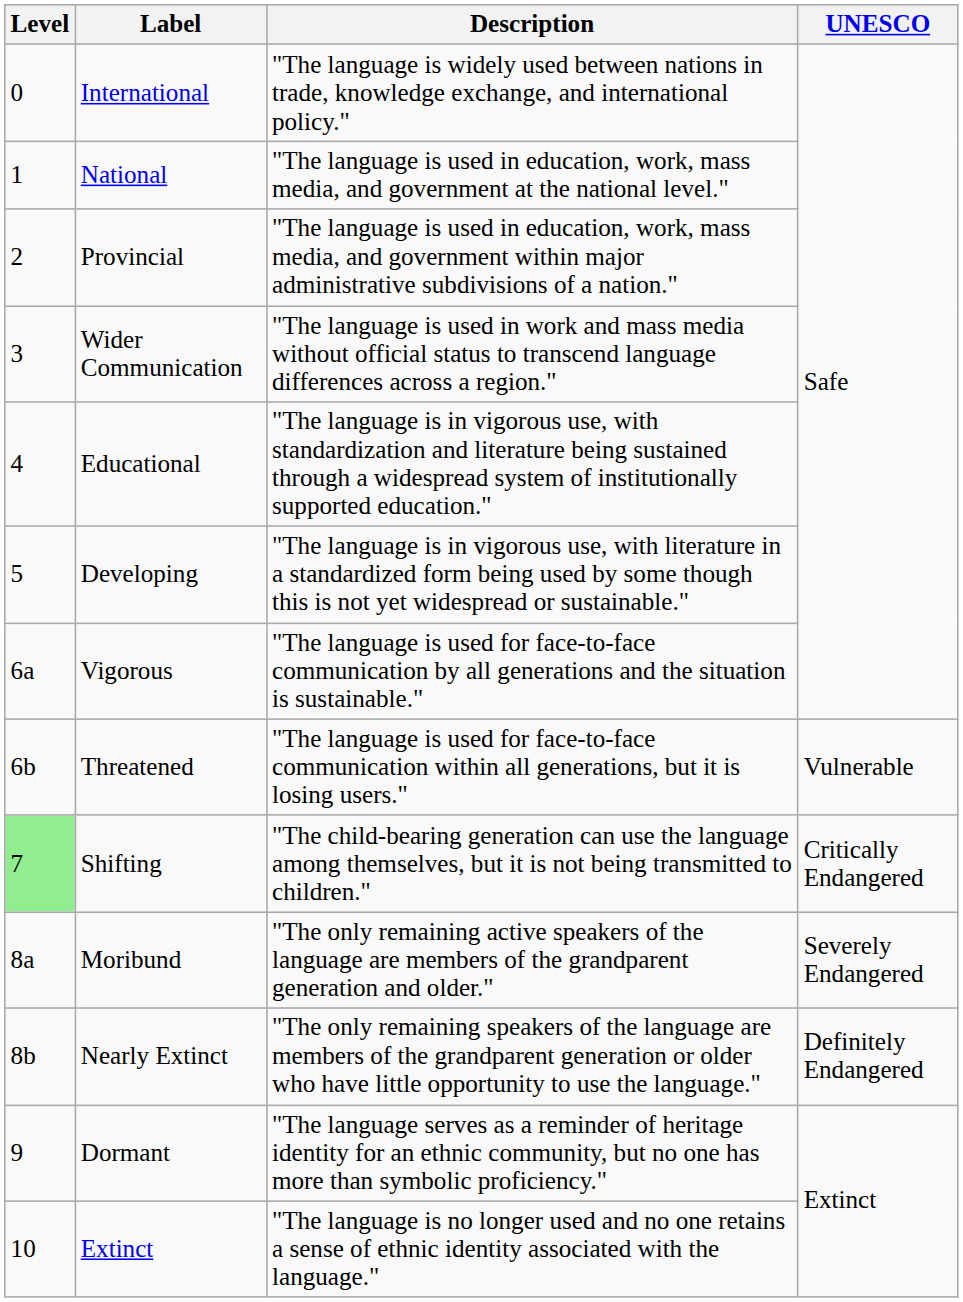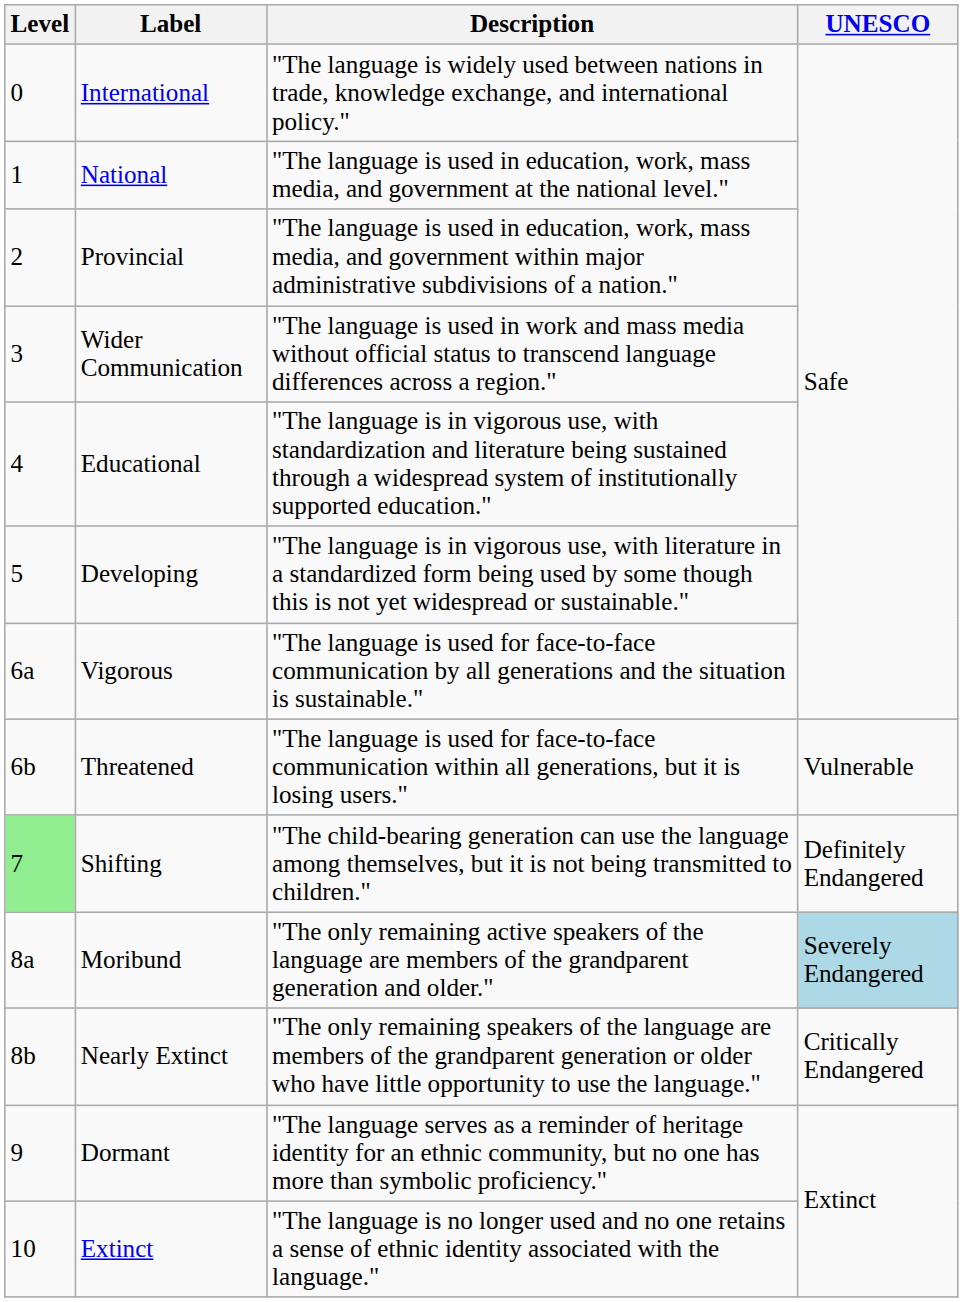(864, 863) Critically Endangered -> (864, 863) Definitely Endangered
(864, 959) no background -> (864, 959) lightblue background
(864, 1056) Definitely Endangered -> (864, 1056) Critically Endangered
